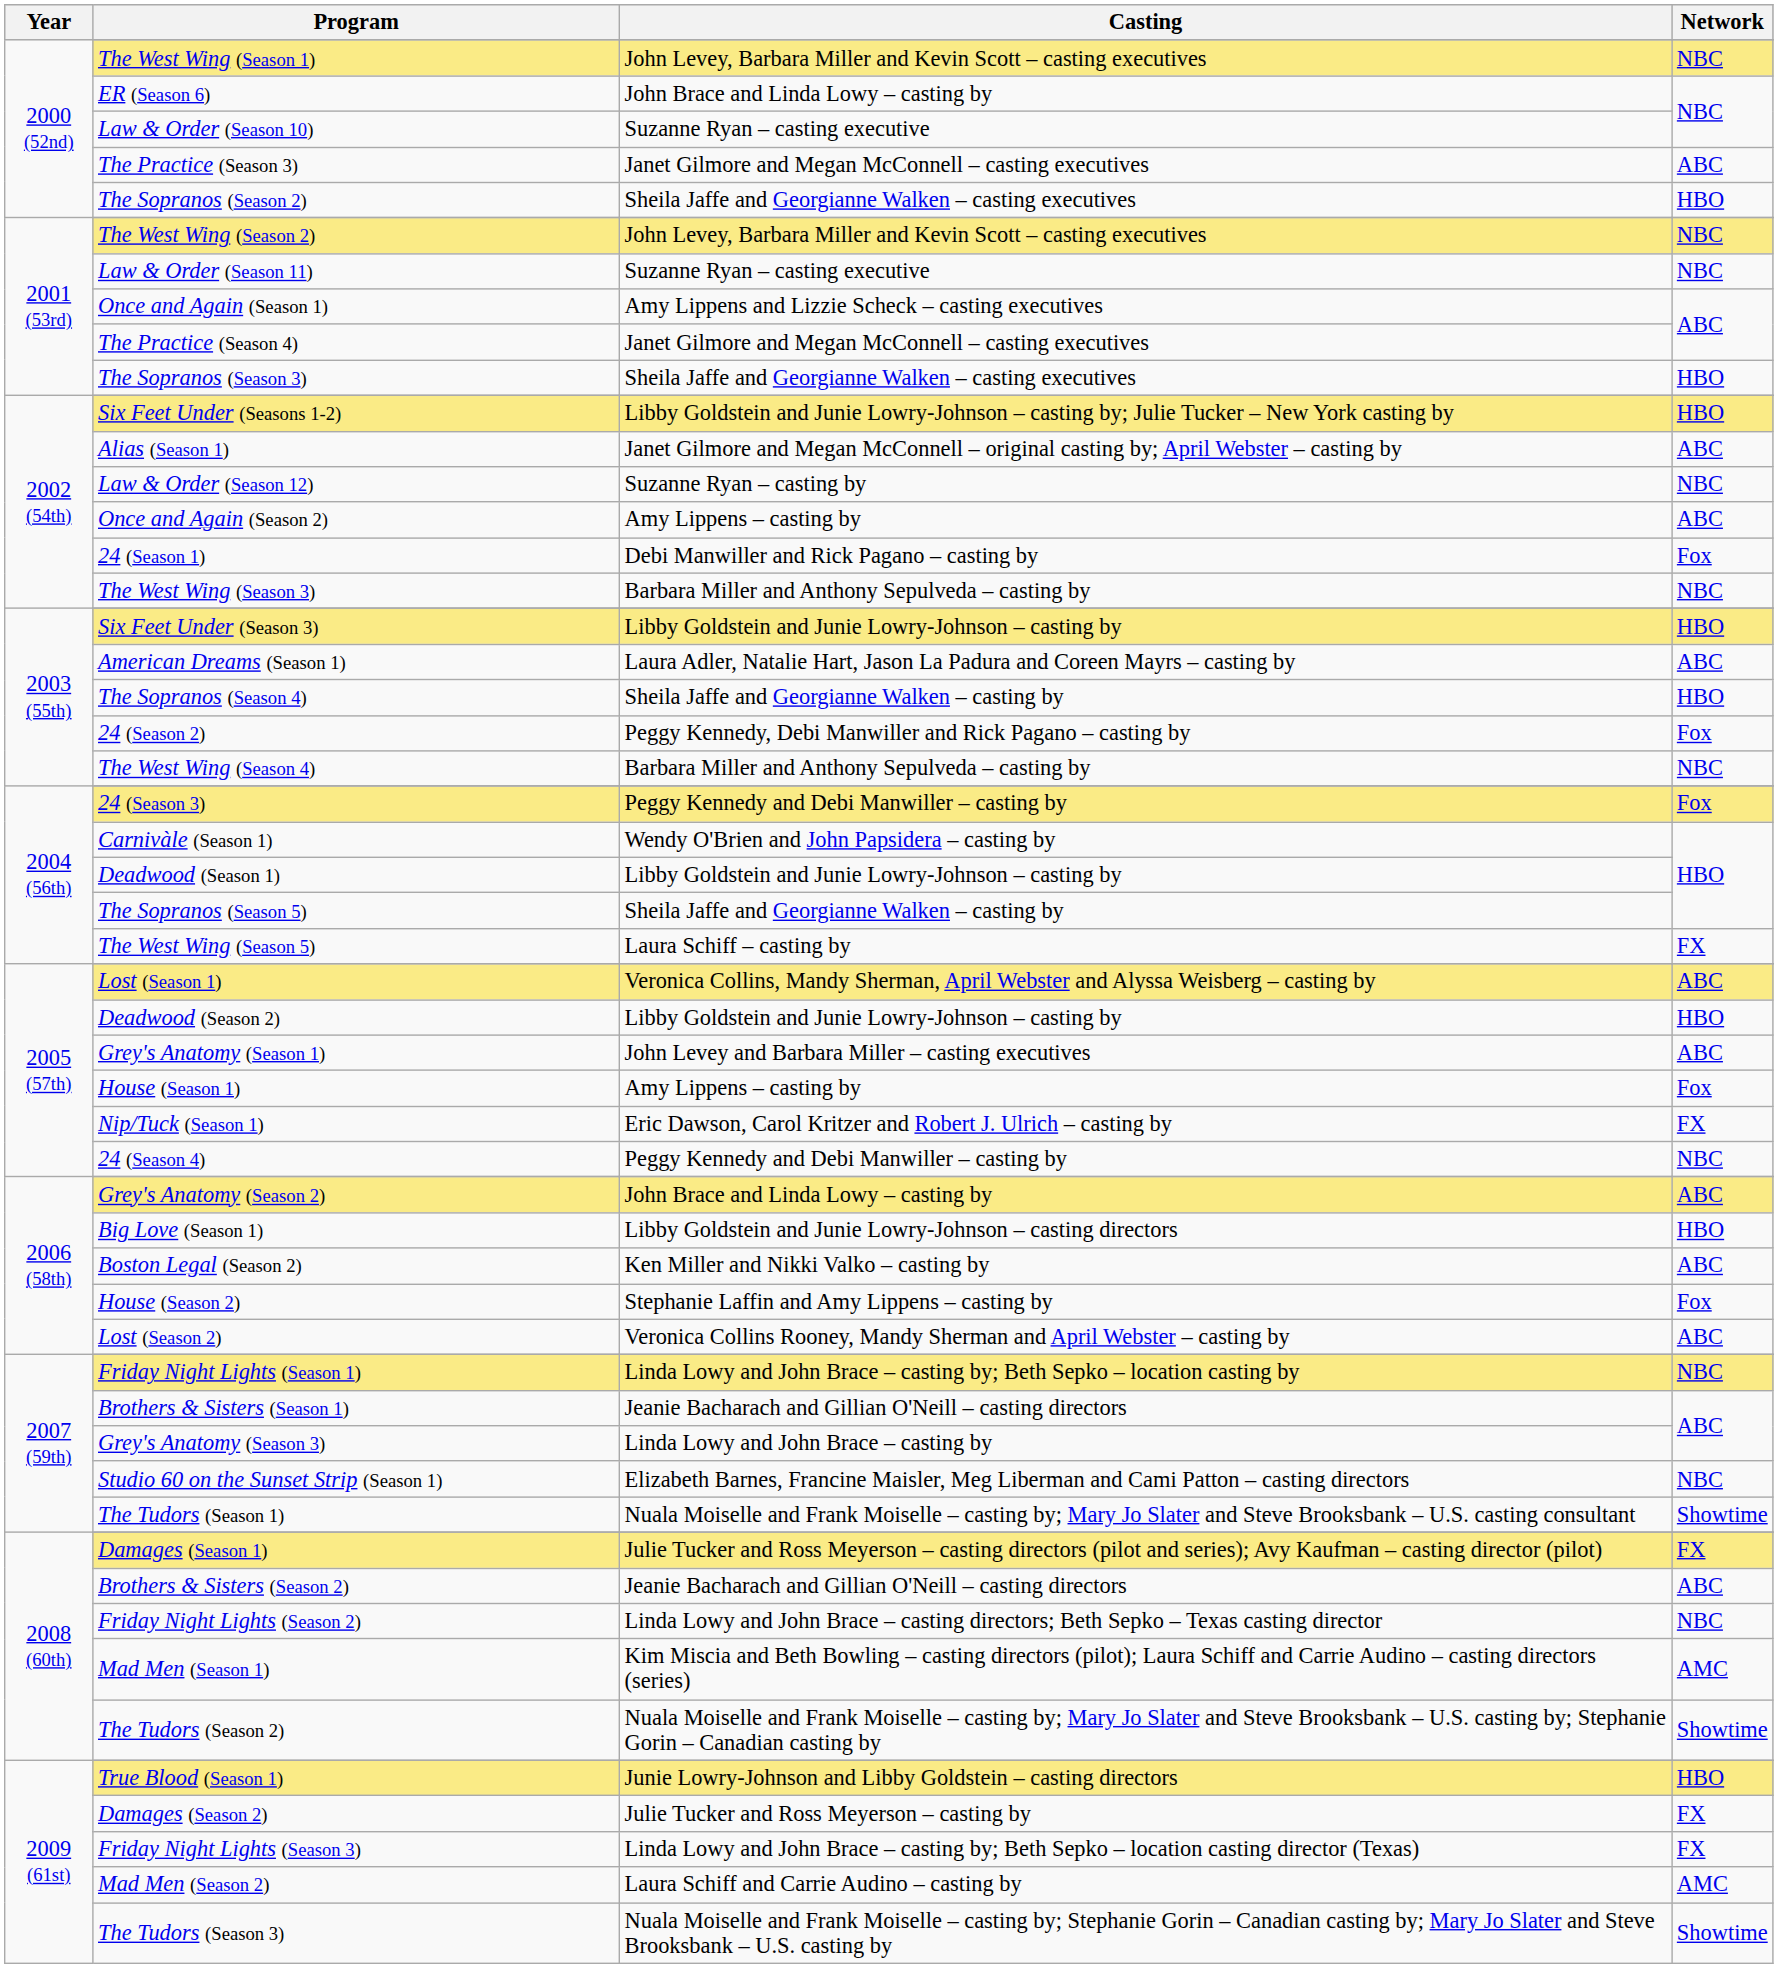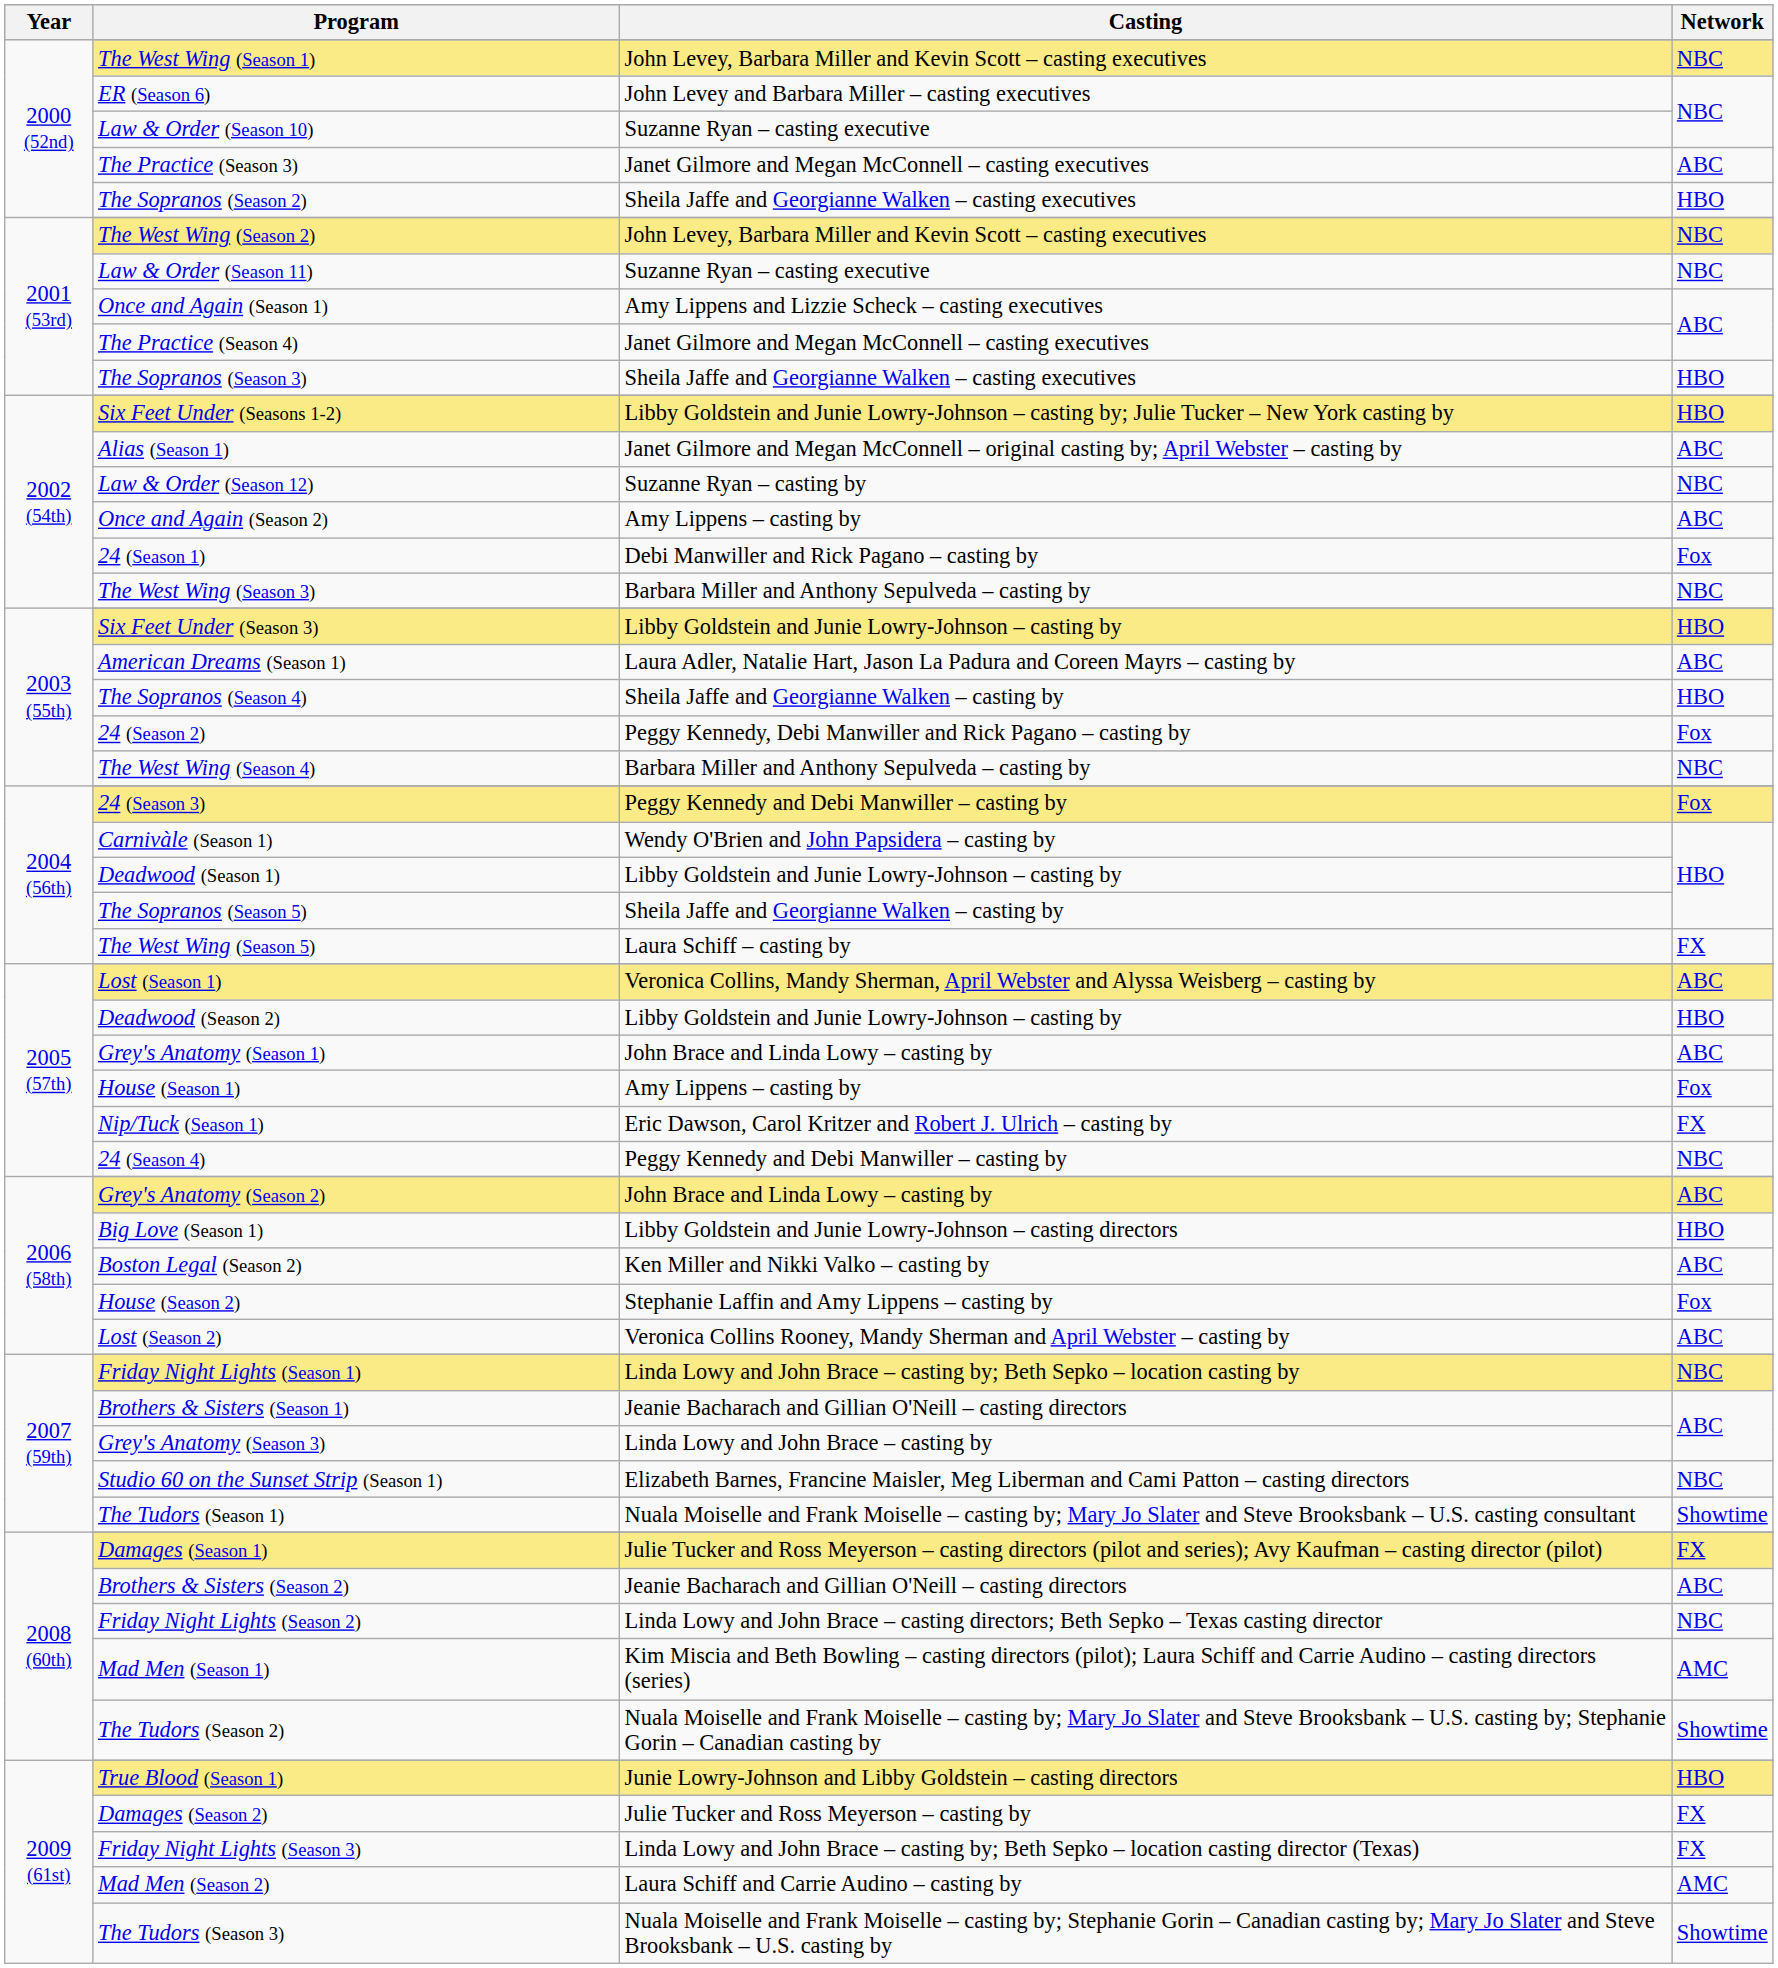(808, 93) John Brace and Linda Lowy – casting by -> (858, 93) John Levey and Barbara Miller – casting executives
(858, 1052) John Levey and Barbara Miller – casting executives -> (808, 1052) John Brace and Linda Lowy – casting by
